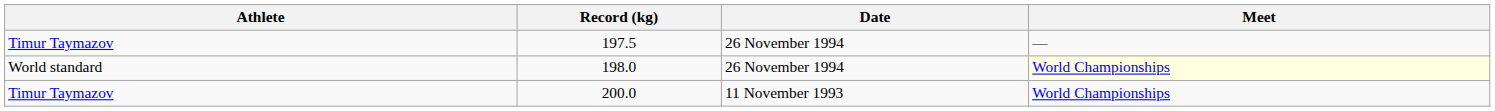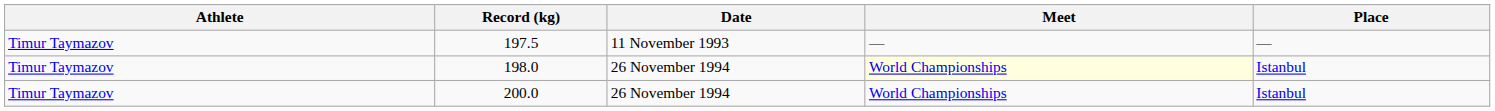+ column: (1371, 17)
(784, 43) 26 November 1994 -> (670, 43) 11 November 1993
(55, 68) World standard -> (61, 68) Timur Taymazov
(784, 93) 11 November 1993 -> (670, 93) 26 November 1994
